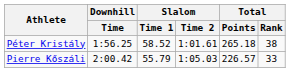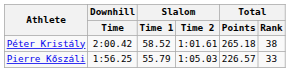(113, 43) 1:56.25 -> (113, 43) 2:00.42
(113, 59) 2:00.42 -> (113, 59) 1:56.25
